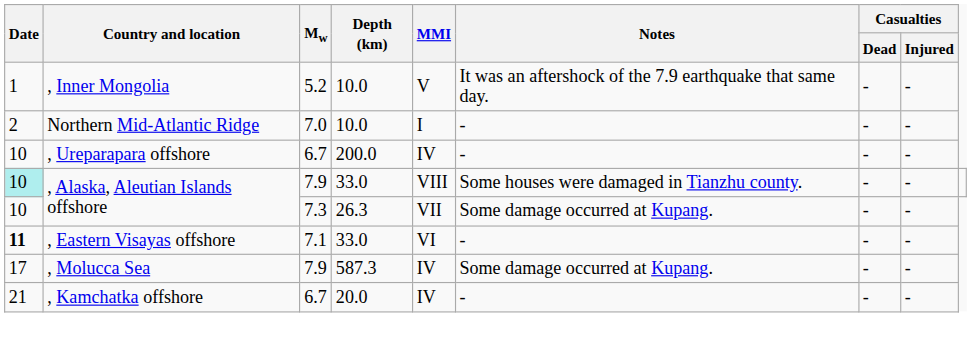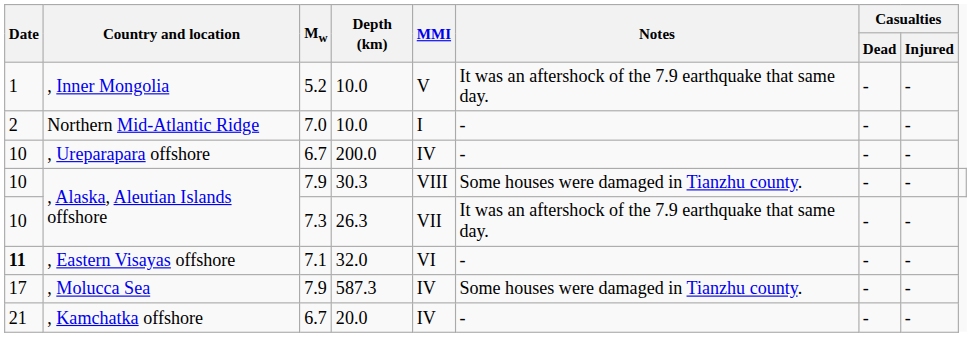(18, 182) paleturquoise background -> (18, 182) no background
(352, 182) 33.0 -> (352, 182) 30.3
(586, 211) Some damage occurred at Kupang. -> (647, 221) It was an aftershock of the 7.9 earthquake that same day.
(352, 239) 33.0 -> (352, 260) 32.0
(586, 268) Some damage occurred at Kupang. -> (631, 288) Some houses were damaged in Tianzhu county.
